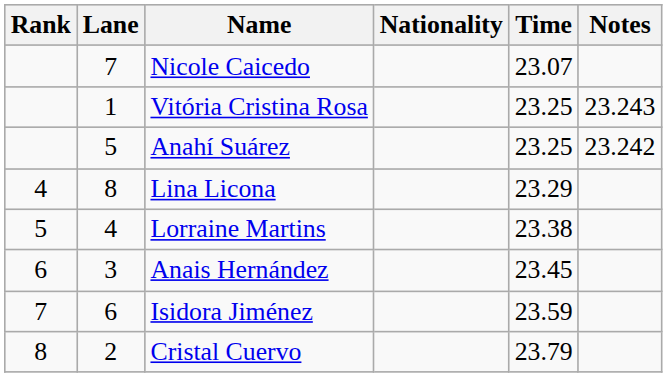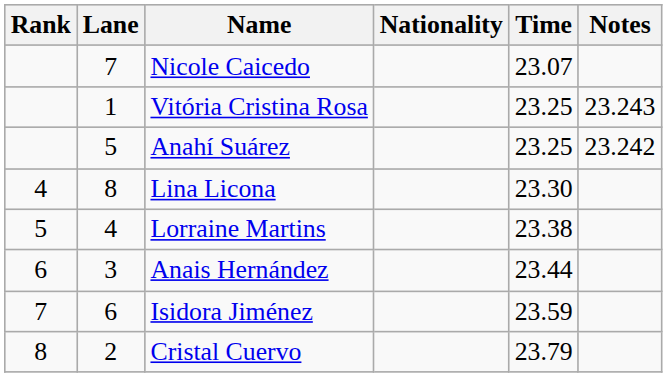(544, 188) 23.29 -> (544, 188) 23.30
(544, 270) 23.45 -> (544, 270) 23.44
